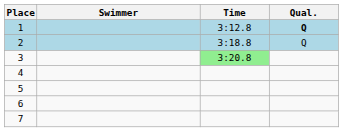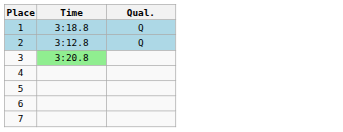- column: (118, 12)
(234, 27) 3:12.8 -> (72, 27) 3:18.8
(304, 27) bold -> (141, 27) normal
(234, 42) 3:18.8 -> (72, 42) 3:12.8
